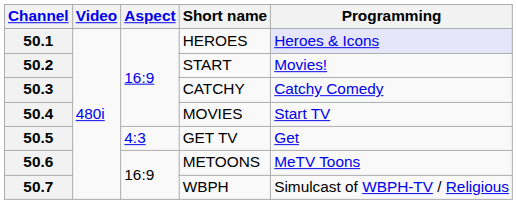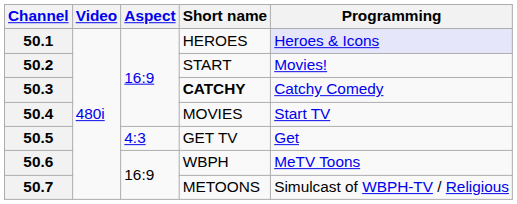(214, 89) normal -> (214, 89) bold
(221, 162) METOONS -> (206, 162) WBPH
(206, 187) WBPH -> (221, 187) METOONS
